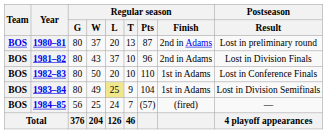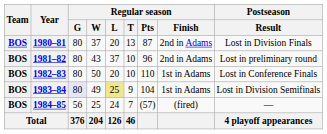(268, 43) Lost in preliminary round -> (268, 43) Lost in Division Finals
(268, 59) Lost in Division Finals -> (268, 59) Lost in preliminary round
(77, 90) no background -> (77, 90) lavender background
